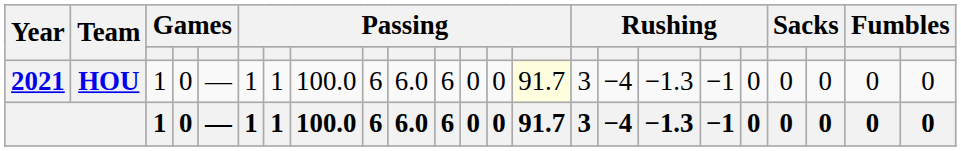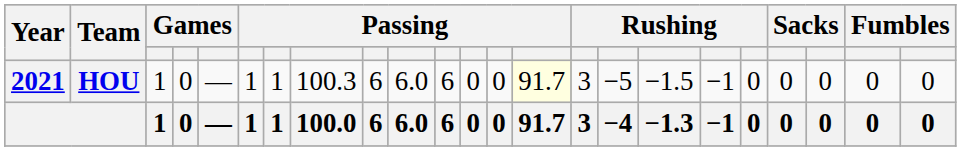(326, 80) 100.0 -> (326, 80) 100.3
(618, 80) −4 -> (618, 80) −5
(669, 80) −1.3 -> (669, 80) −1.5
